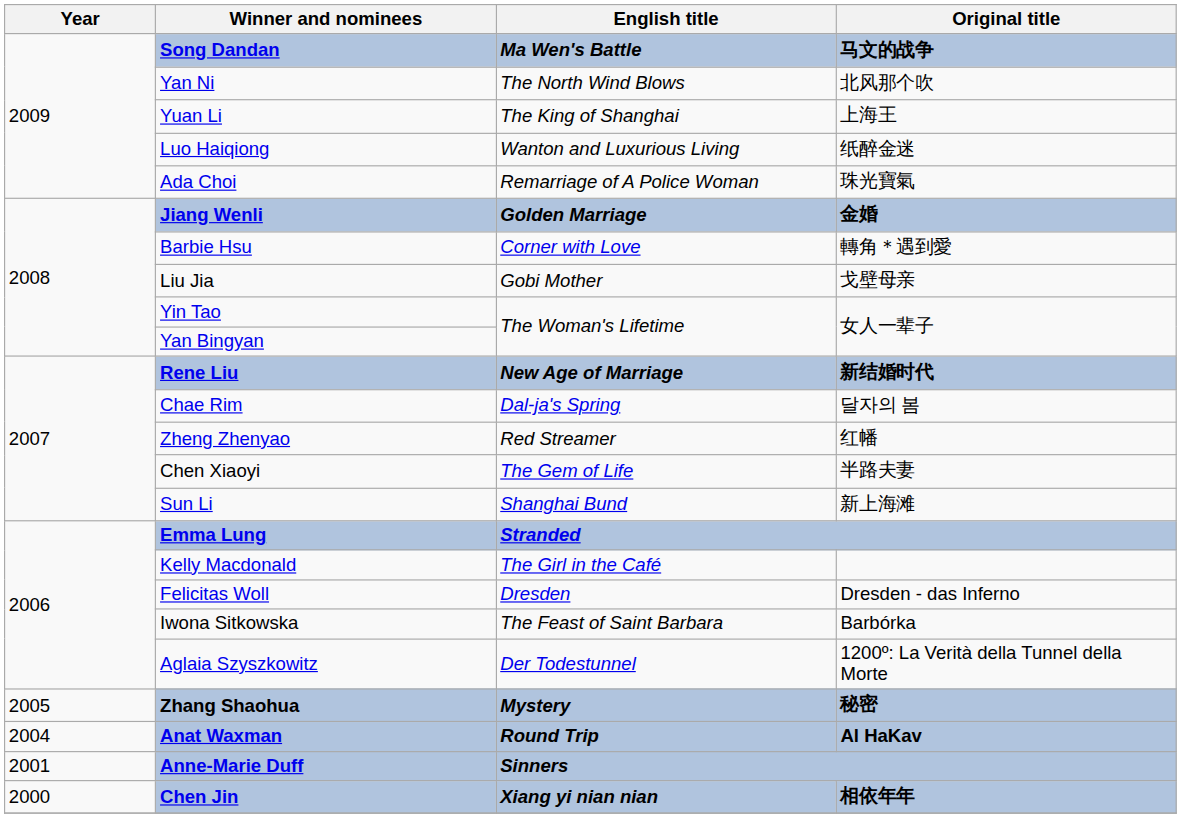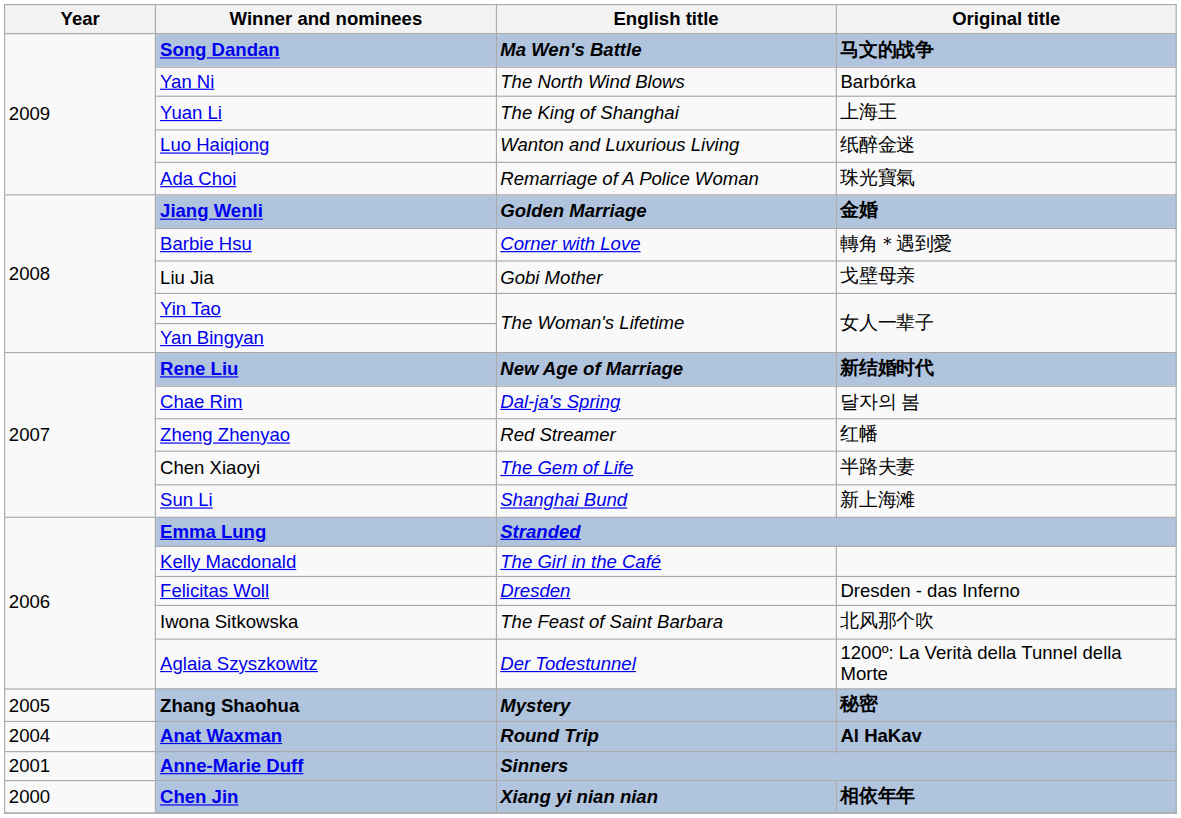(887, 82) 北风那个吹 -> (878, 81) Barbórka
(878, 623) Barbórka -> (887, 621) 北风那个吹
